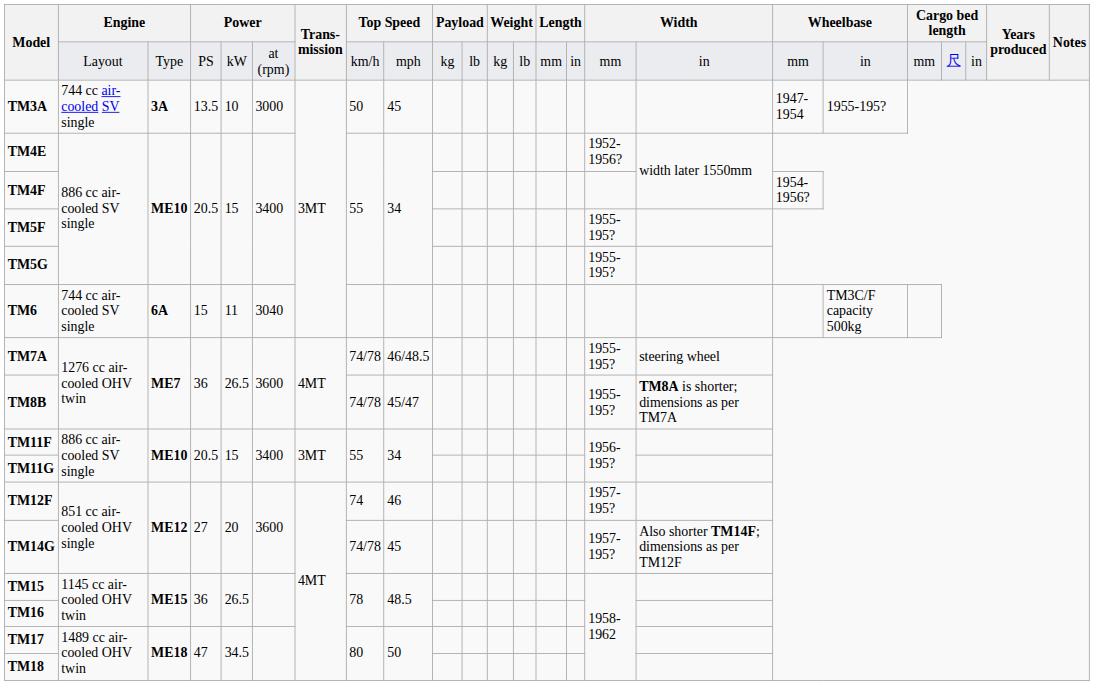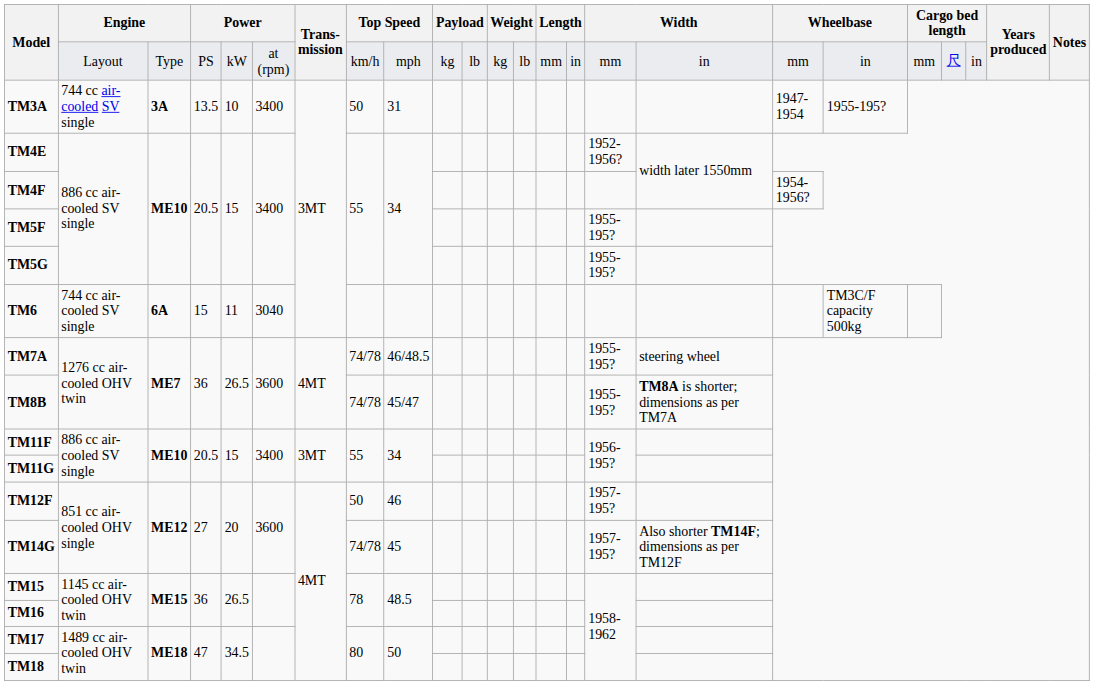(269, 106) 3000 -> (269, 106) 3400
(394, 106) 45 -> (394, 106) 31
(356, 501) 74 -> (356, 501) 50
